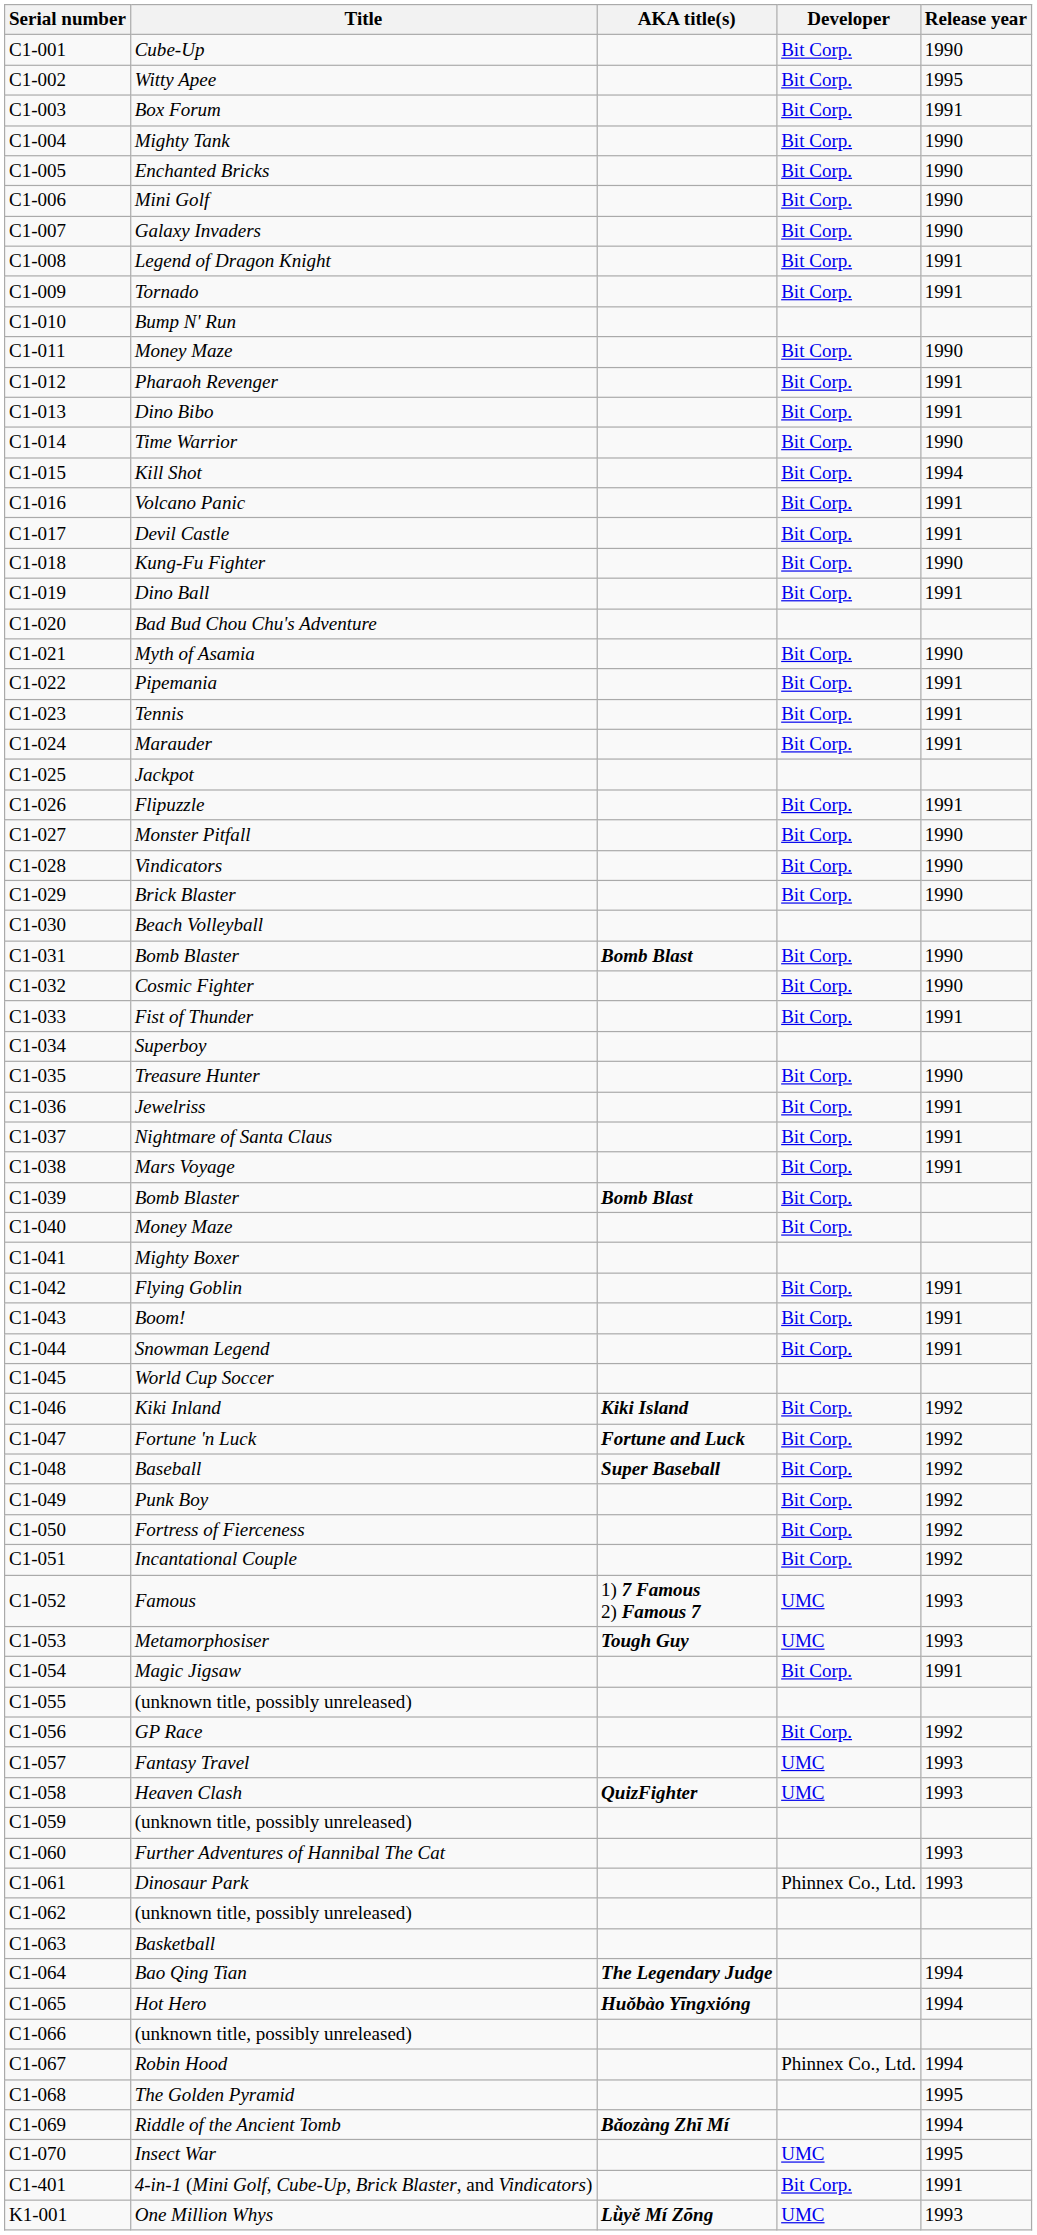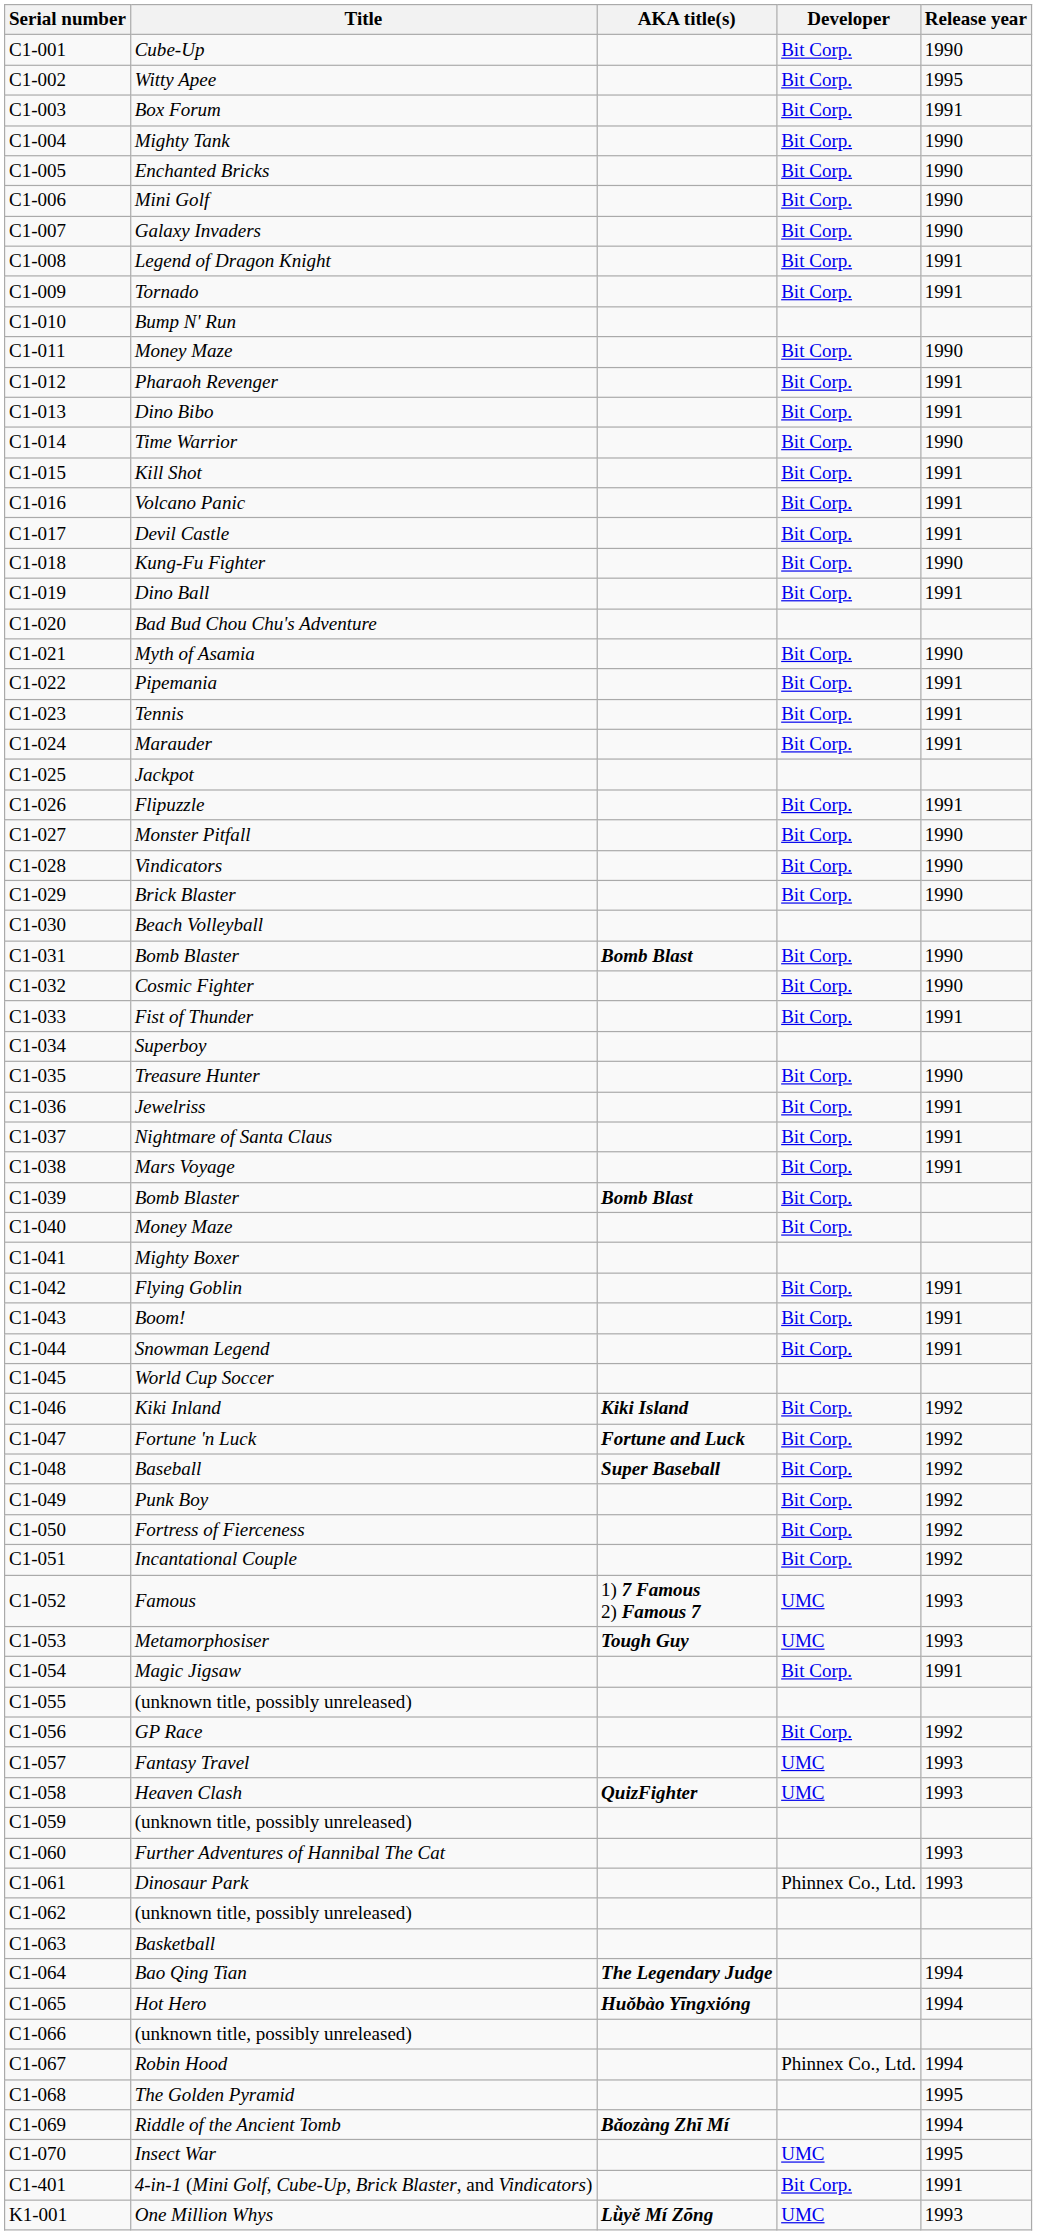(944, 472) 1994 -> (944, 472) 1991
